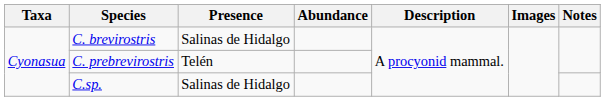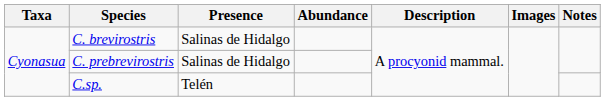(197, 61) Telén -> (236, 61) Salinas de Hidalgo
(236, 84) Salinas de Hidalgo -> (197, 84) Telén
